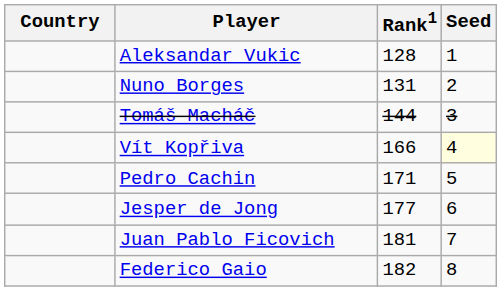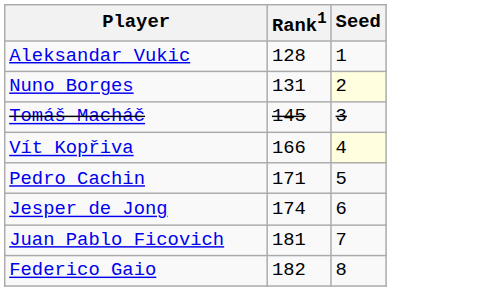- column: (60, 22)
(452, 86) no background -> (341, 86) lightyellow background
(399, 117) 144 -> (289, 117) 145
(399, 209) 177 -> (289, 209) 174
